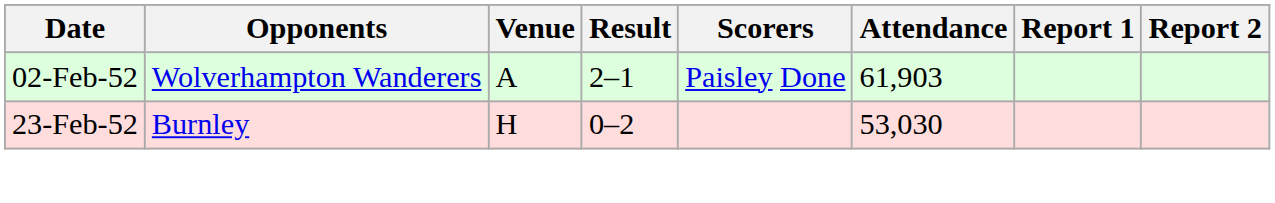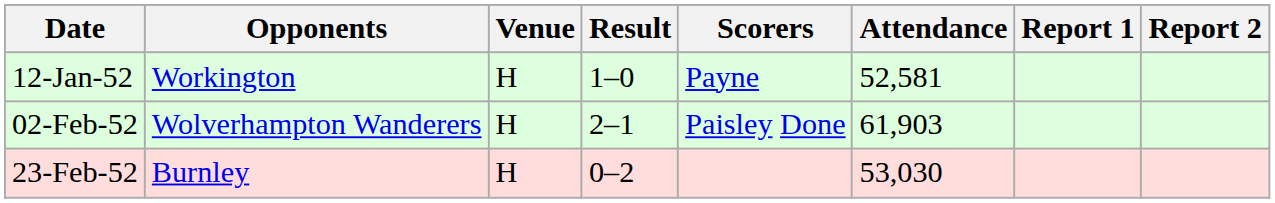+ row: (72, 76)
(506, 76) A -> (506, 124) H
